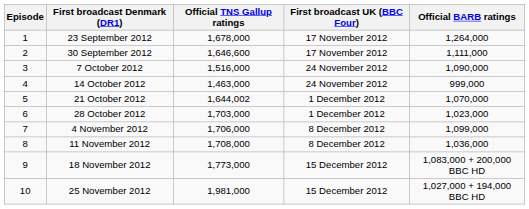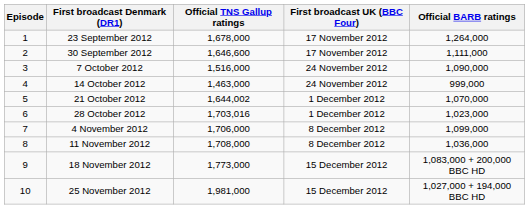(229, 114) 1,703,000 -> (229, 114) 1,703,016
